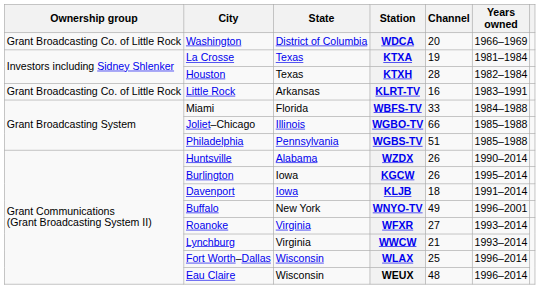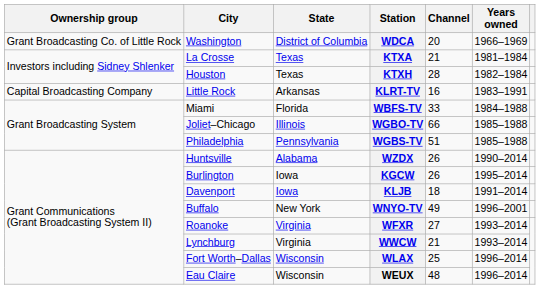(434, 58) 19 -> (434, 58) 21
(94, 91) Grant Broadcasting Co. of Little Rock -> (80, 91) Capital Broadcasting Company
